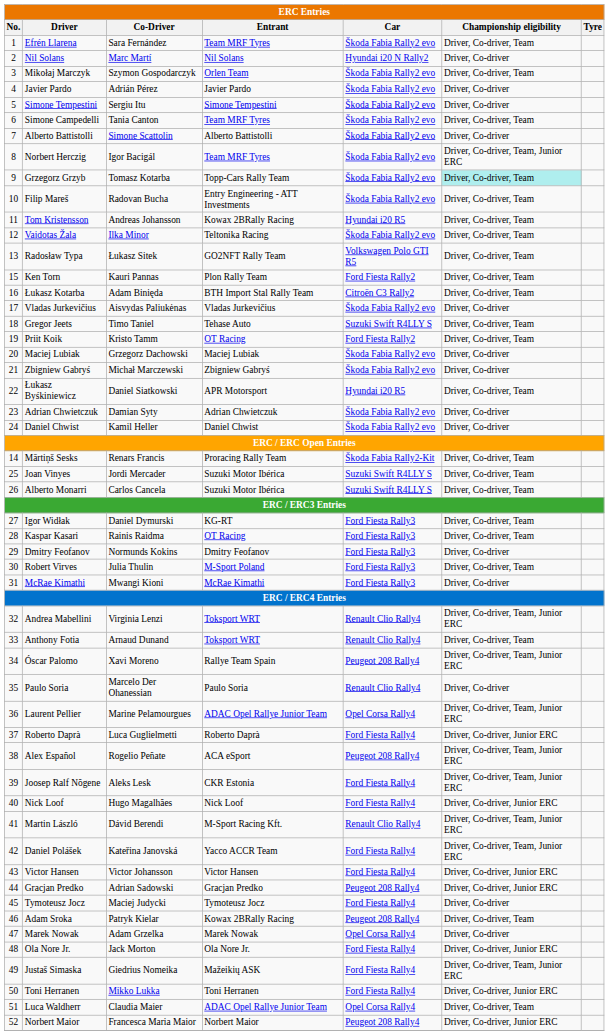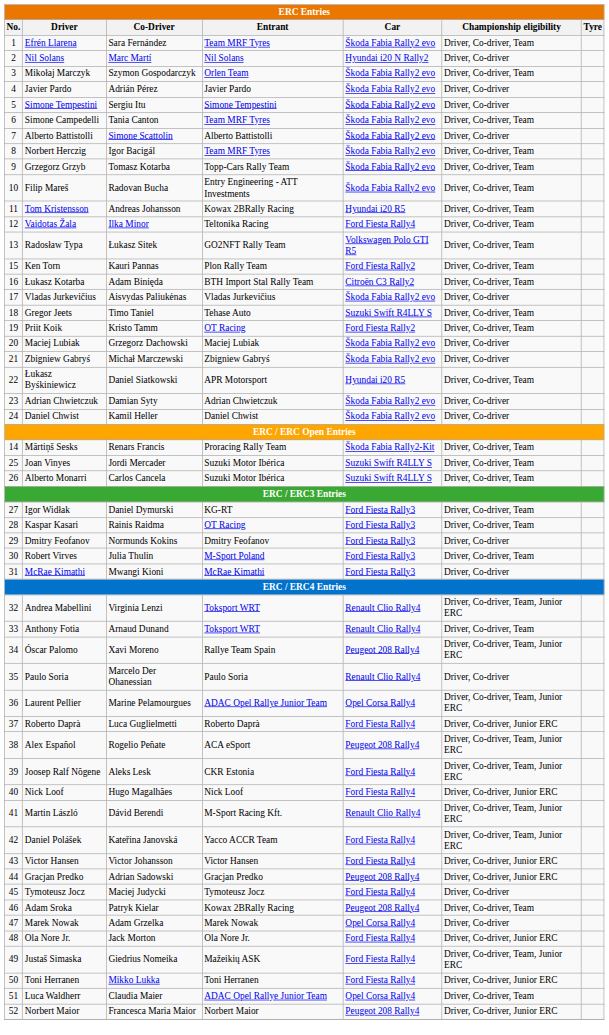(503, 156) Driver, Co-driver, Team, Junior ERC -> (489, 151) Driver, Co-driver, Team
(489, 177) paleturquoise background -> (489, 166) no background
(390, 235) Škoda Fabia Rally2 evo -> (380, 224) Ford Fiesta Rally4
